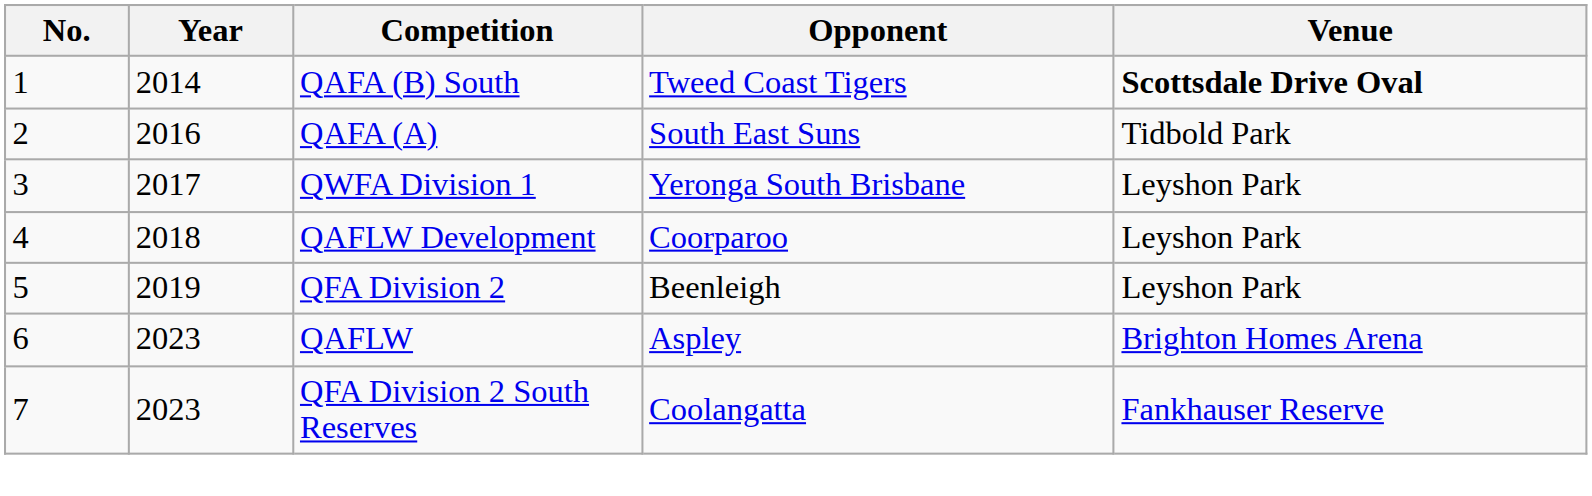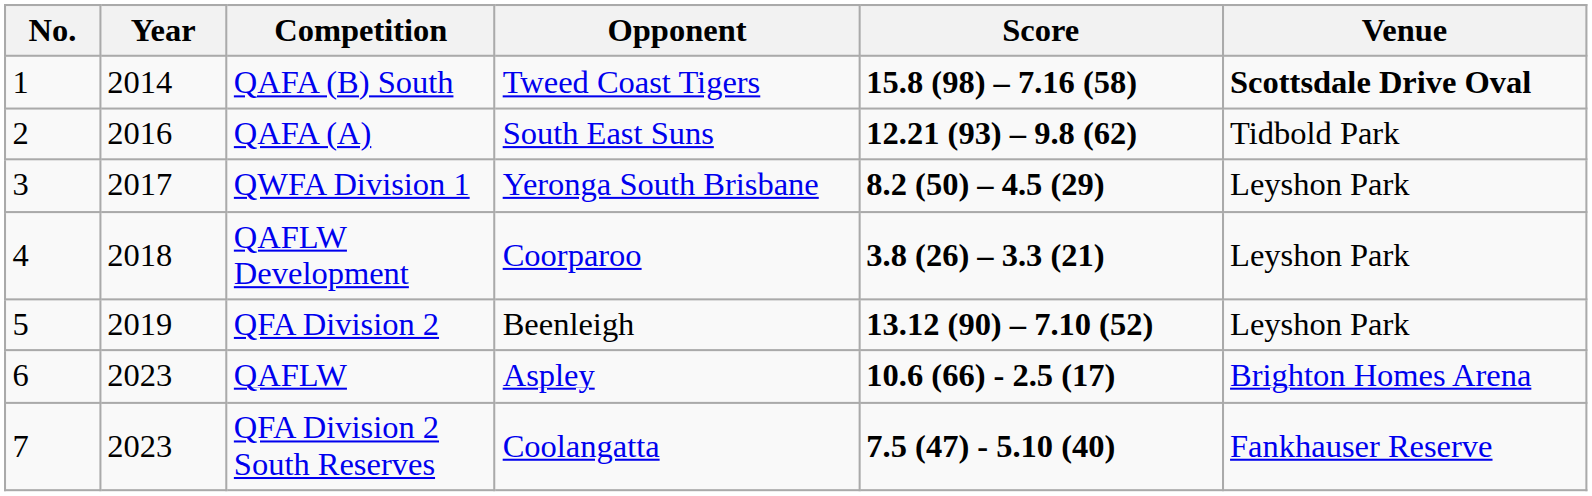+ column: (1041, 30)
